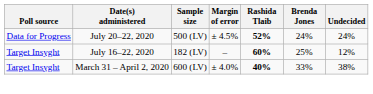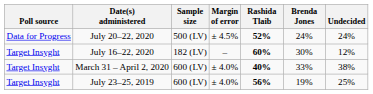(304, 52) 25% -> (304, 52) 30%
+ row: (122, 82)
